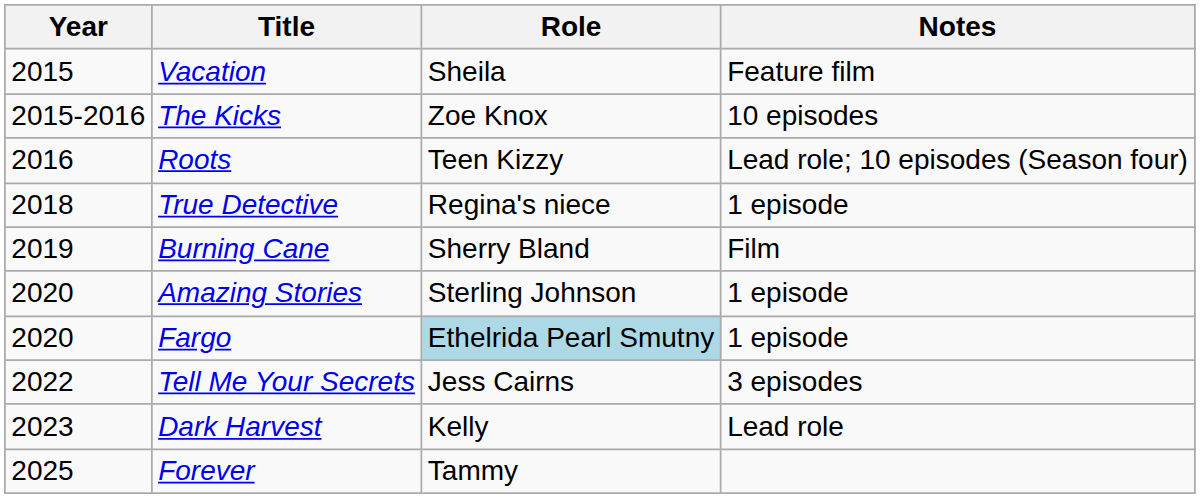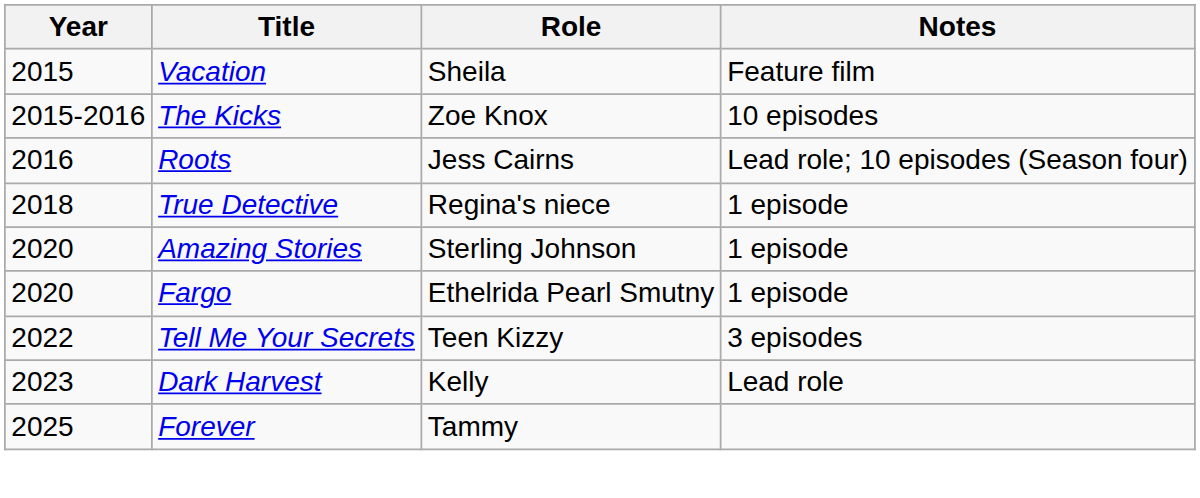(496, 159) Teen Kizzy -> (501, 159) Jess Cairns
- row: (244, 248)
(571, 337) lightblue background -> (571, 293) no background
(501, 381) Jess Cairns -> (496, 337) Teen Kizzy
